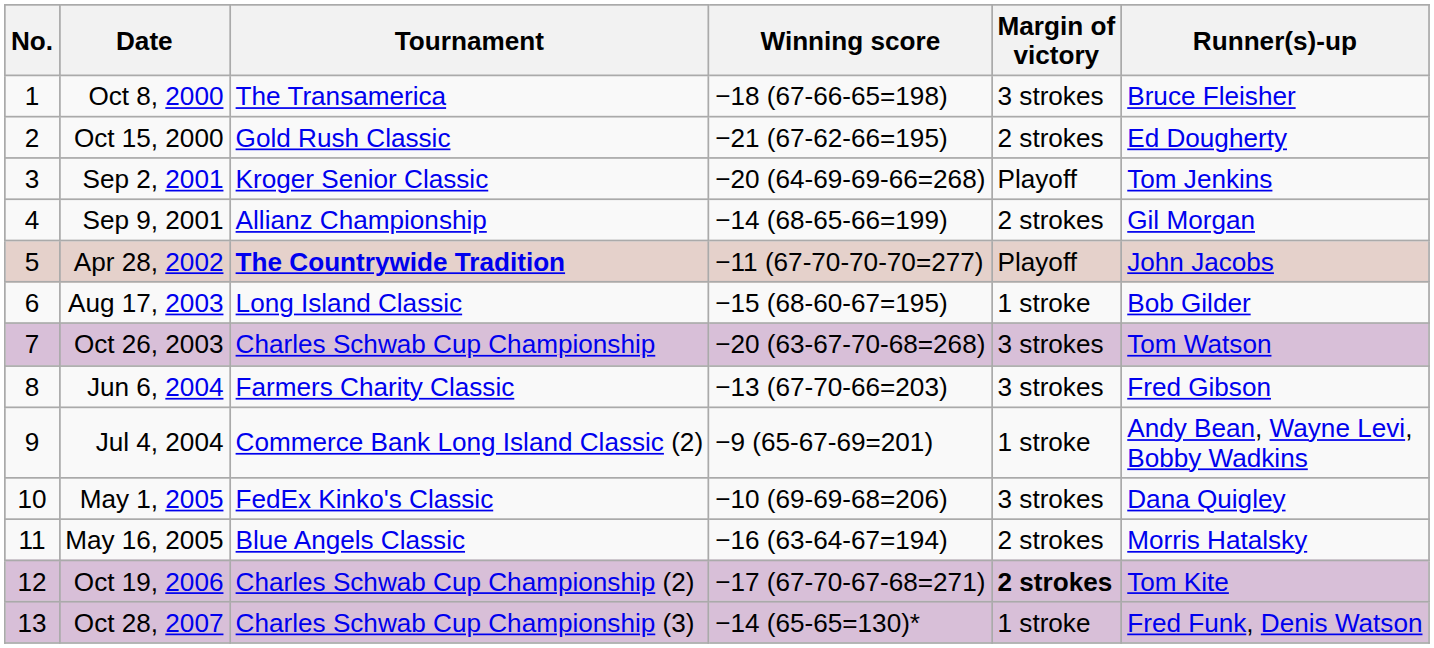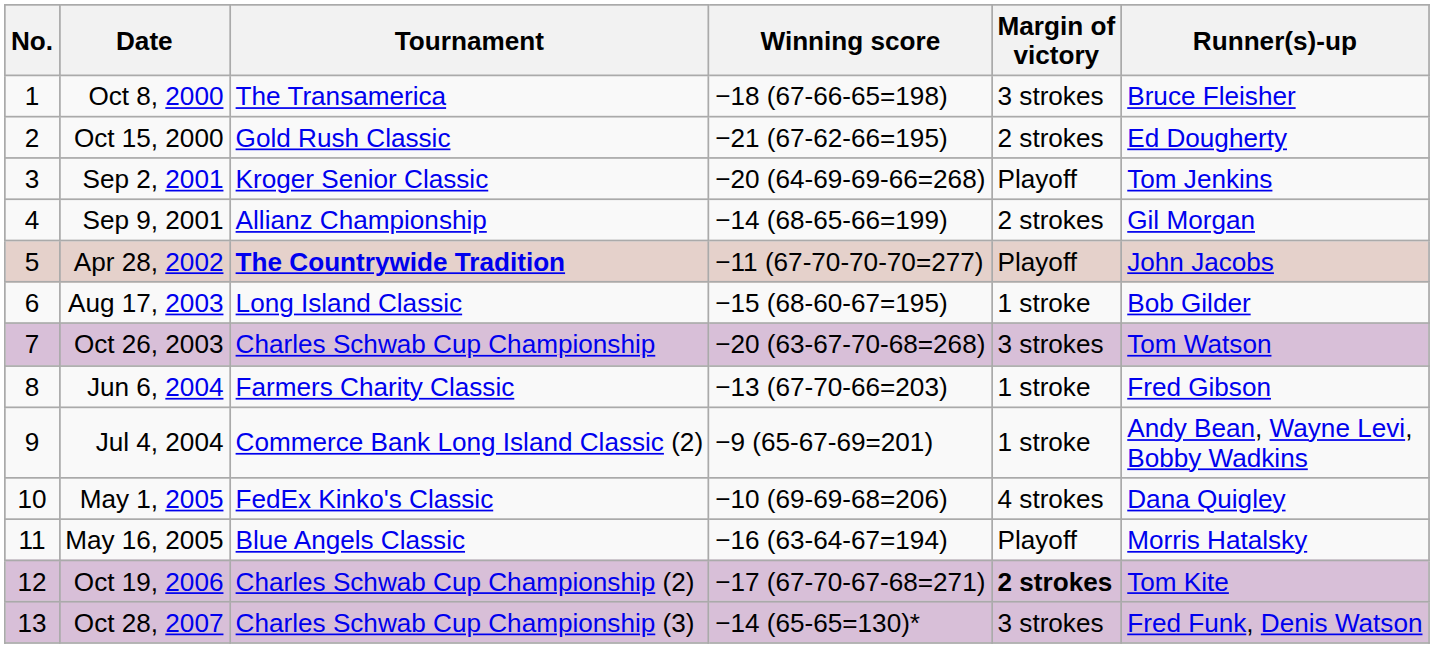(1051, 386) 3 strokes -> (1044, 386) 1 stroke
(1051, 498) 3 strokes -> (1051, 498) 4 strokes
(1051, 539) 2 strokes -> (1037, 539) Playoff
(1044, 622) 1 stroke -> (1051, 622) 3 strokes
